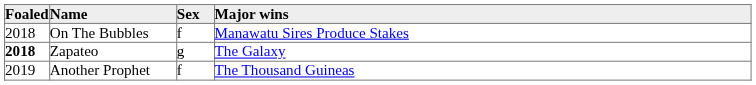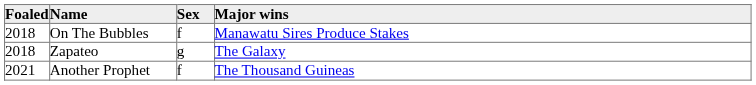(20, 51) bold -> (20, 51) normal
(20, 70) 2019 -> (20, 70) 2021
